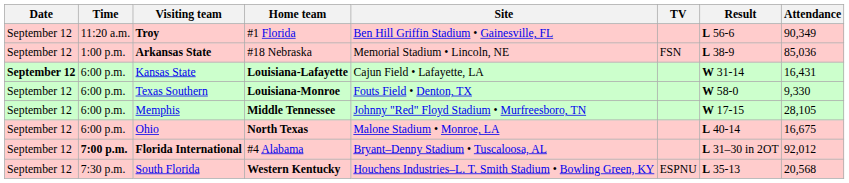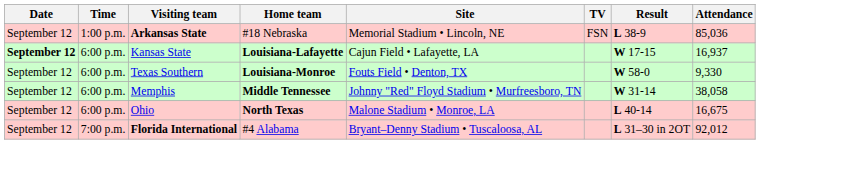- row: (147, 33)
(723, 72) W 31-14 -> (635, 52) W 17-15
(800, 72) 16,431 -> (712, 52) 16,937
(723, 110) W 17-15 -> (635, 91) W 31-14
(800, 110) 28,105 -> (712, 91) 38,058
(104, 149) bold -> (103, 130) normal
- row: (168, 168)
